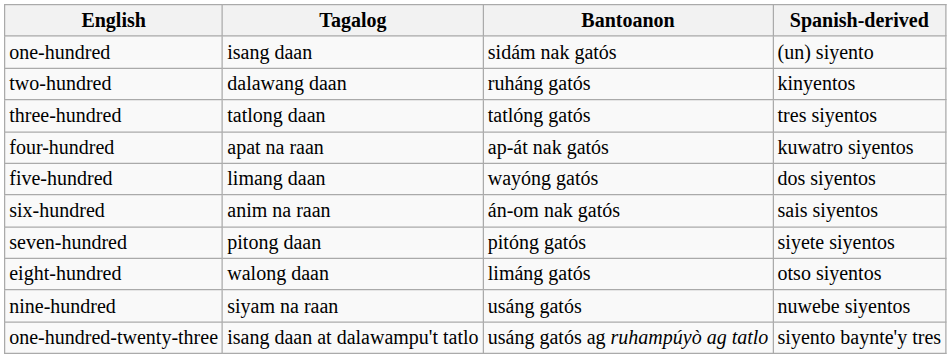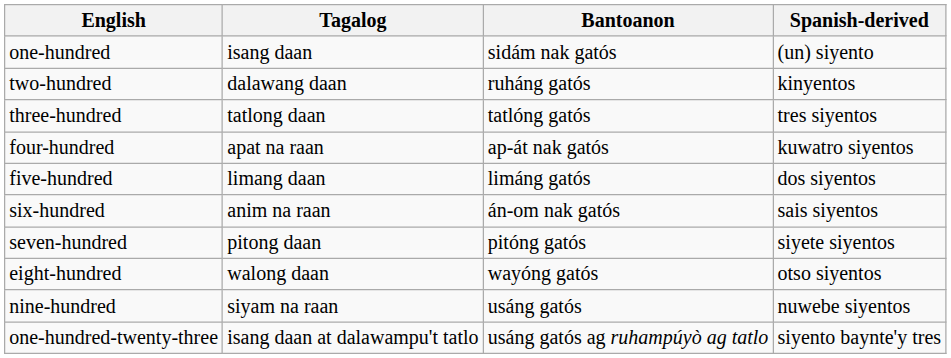(543, 178) wayóng gatós -> (539, 178) limáng gatós
(539, 274) limáng gatós -> (543, 274) wayóng gatós
